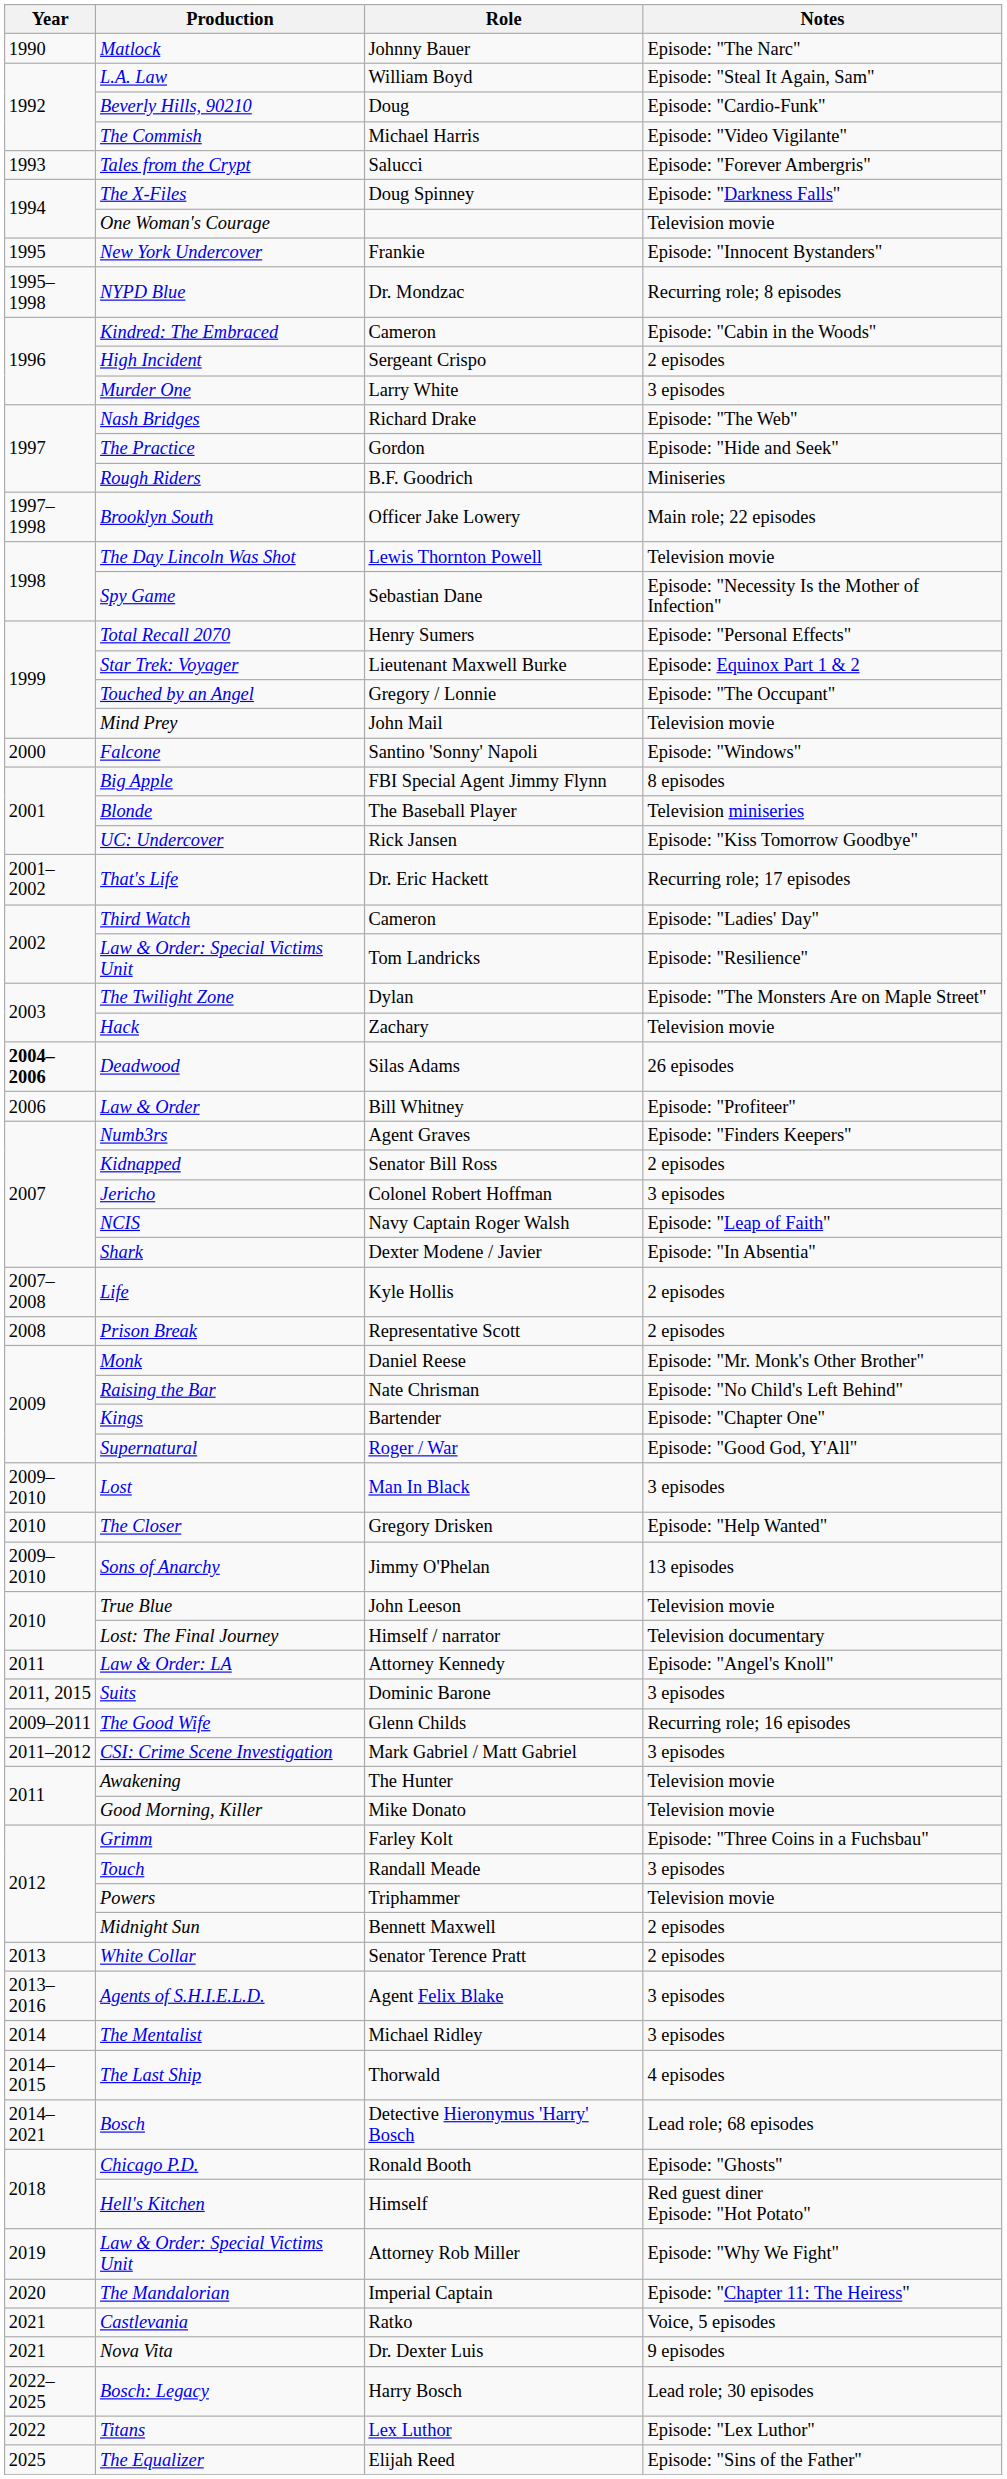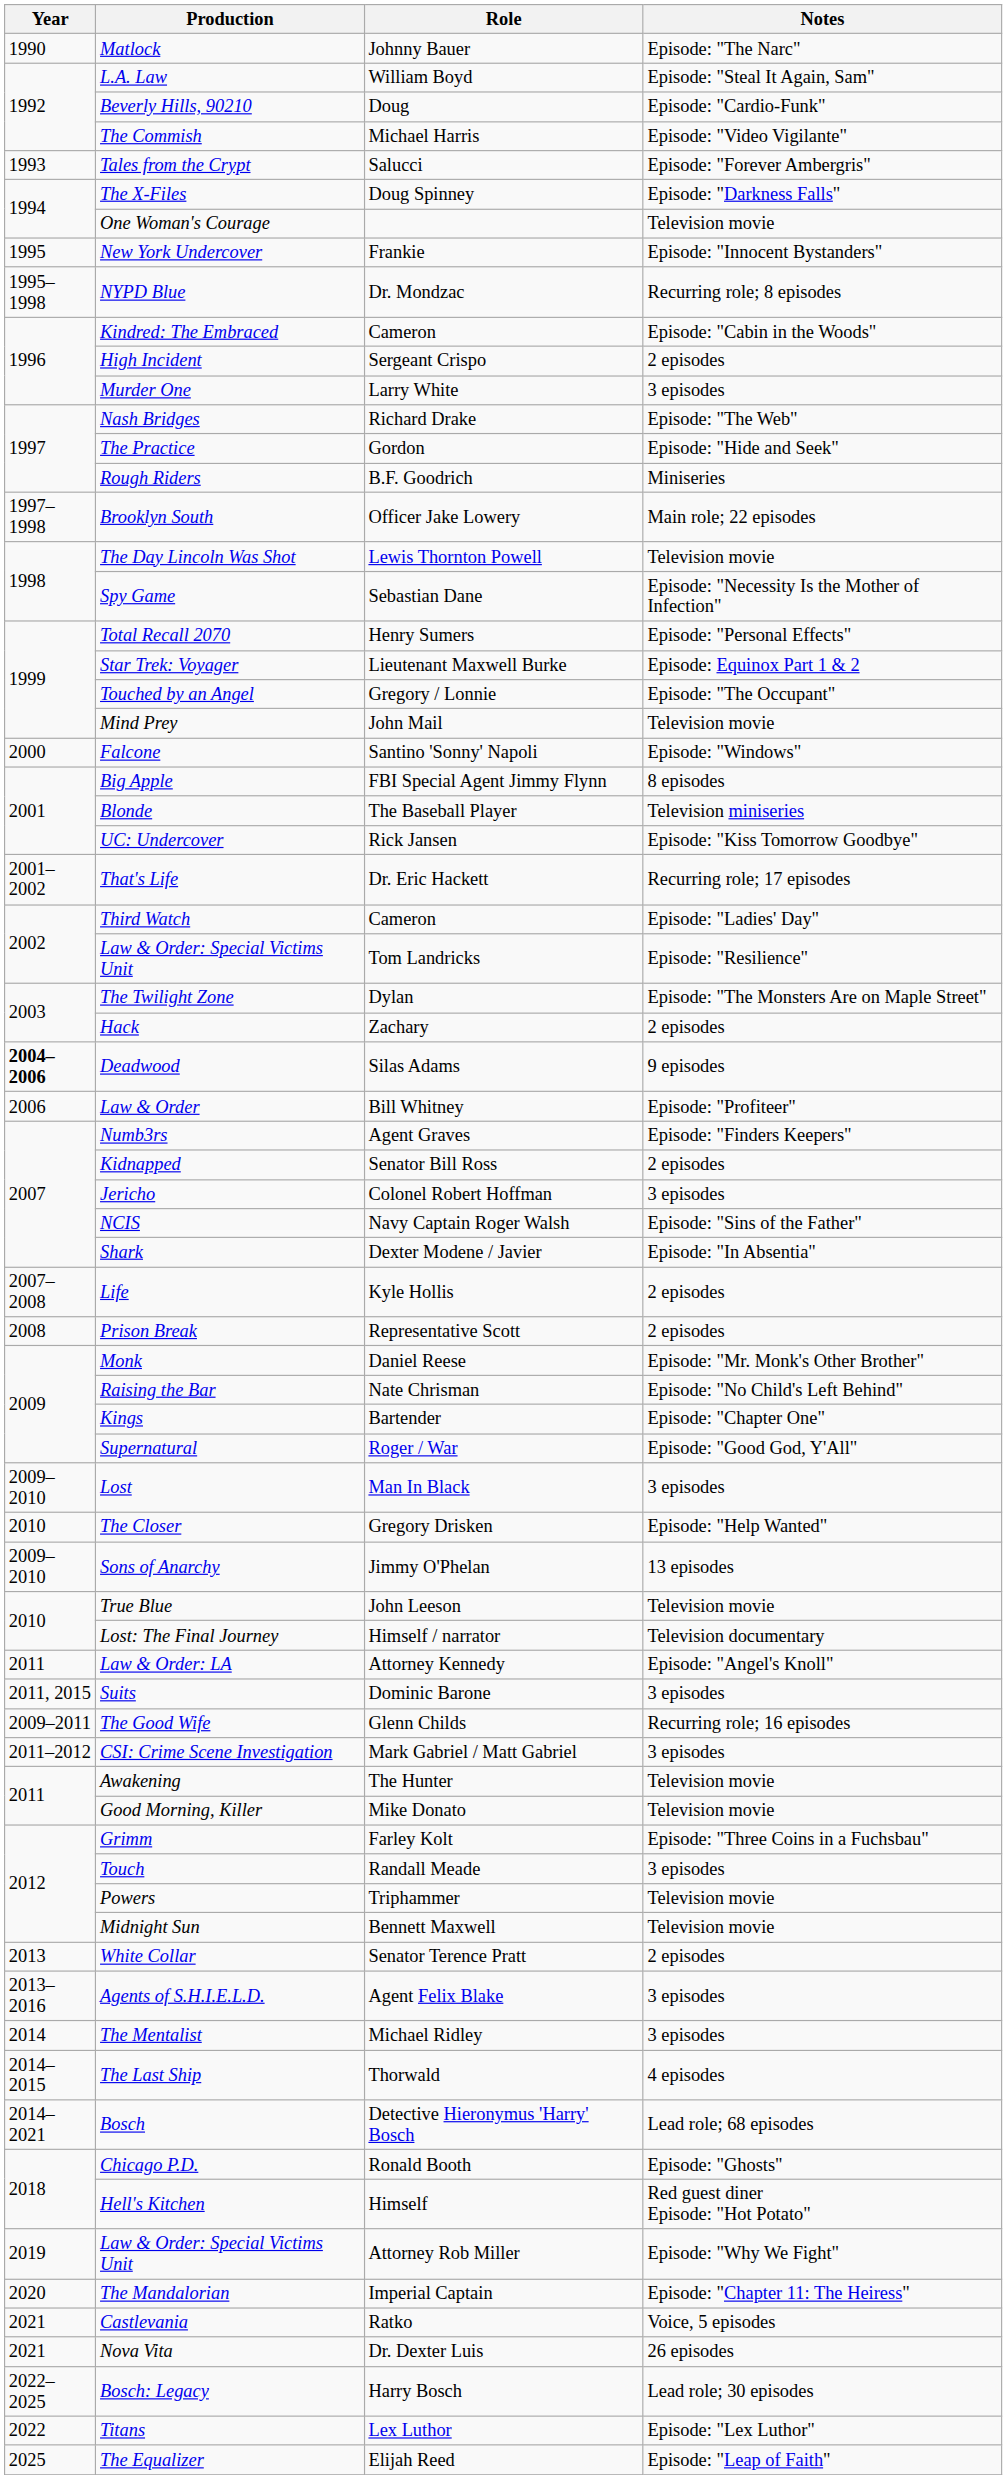(711, 1027) Television movie -> (686, 1027) 2 episodes
(691, 1066) 26 episodes -> (686, 1066) 9 episodes
(739, 1222) Episode: "Leap of Faith" -> (755, 1222) Episode: "Sins of the Father"
(686, 1927) 2 episodes -> (711, 1927) Television movie
(686, 2351) 9 episodes -> (691, 2351) 26 episodes
(755, 2459) Episode: "Sins of the Father" -> (739, 2459) Episode: "Leap of Faith"
